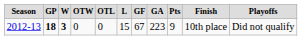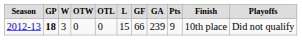(64, 26) bold -> (64, 26) normal
(139, 26) 67 -> (139, 26) 66
(157, 26) 223 -> (157, 26) 239
